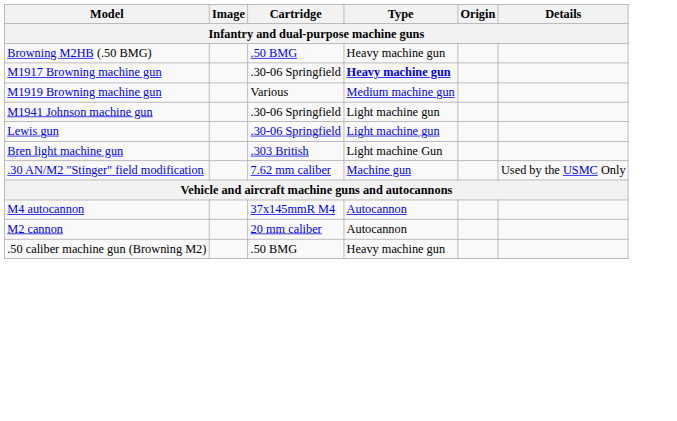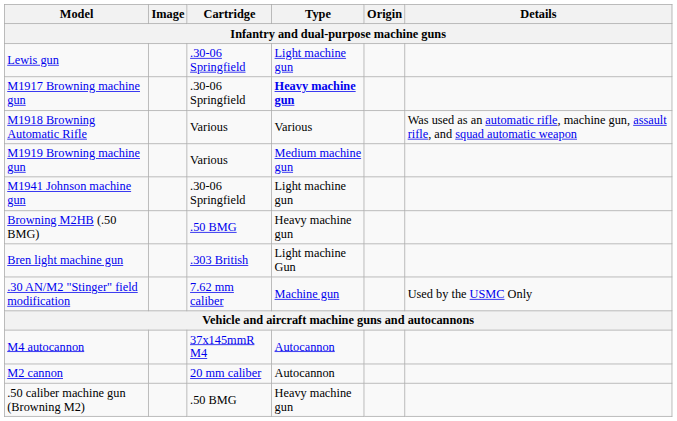rows swapped: (33, 131) <-> (79, 53)
+ row: (51, 127)
